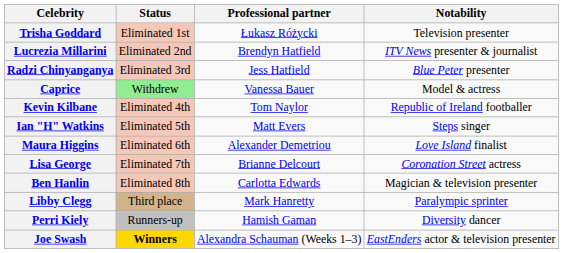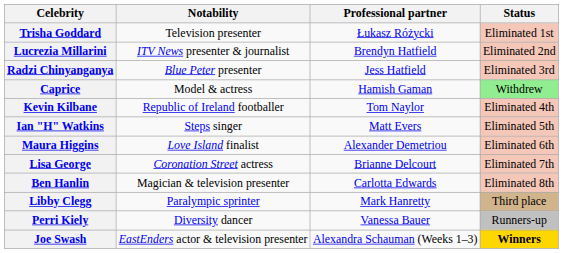columns swapped: (461, 13) <-> (155, 13)
(279, 88) Vanessa Bauer -> (395, 88) Hamish Gaman
(279, 220) Hamish Gaman -> (395, 220) Vanessa Bauer
